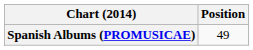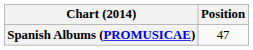(223, 34) 49 -> (223, 34) 47
